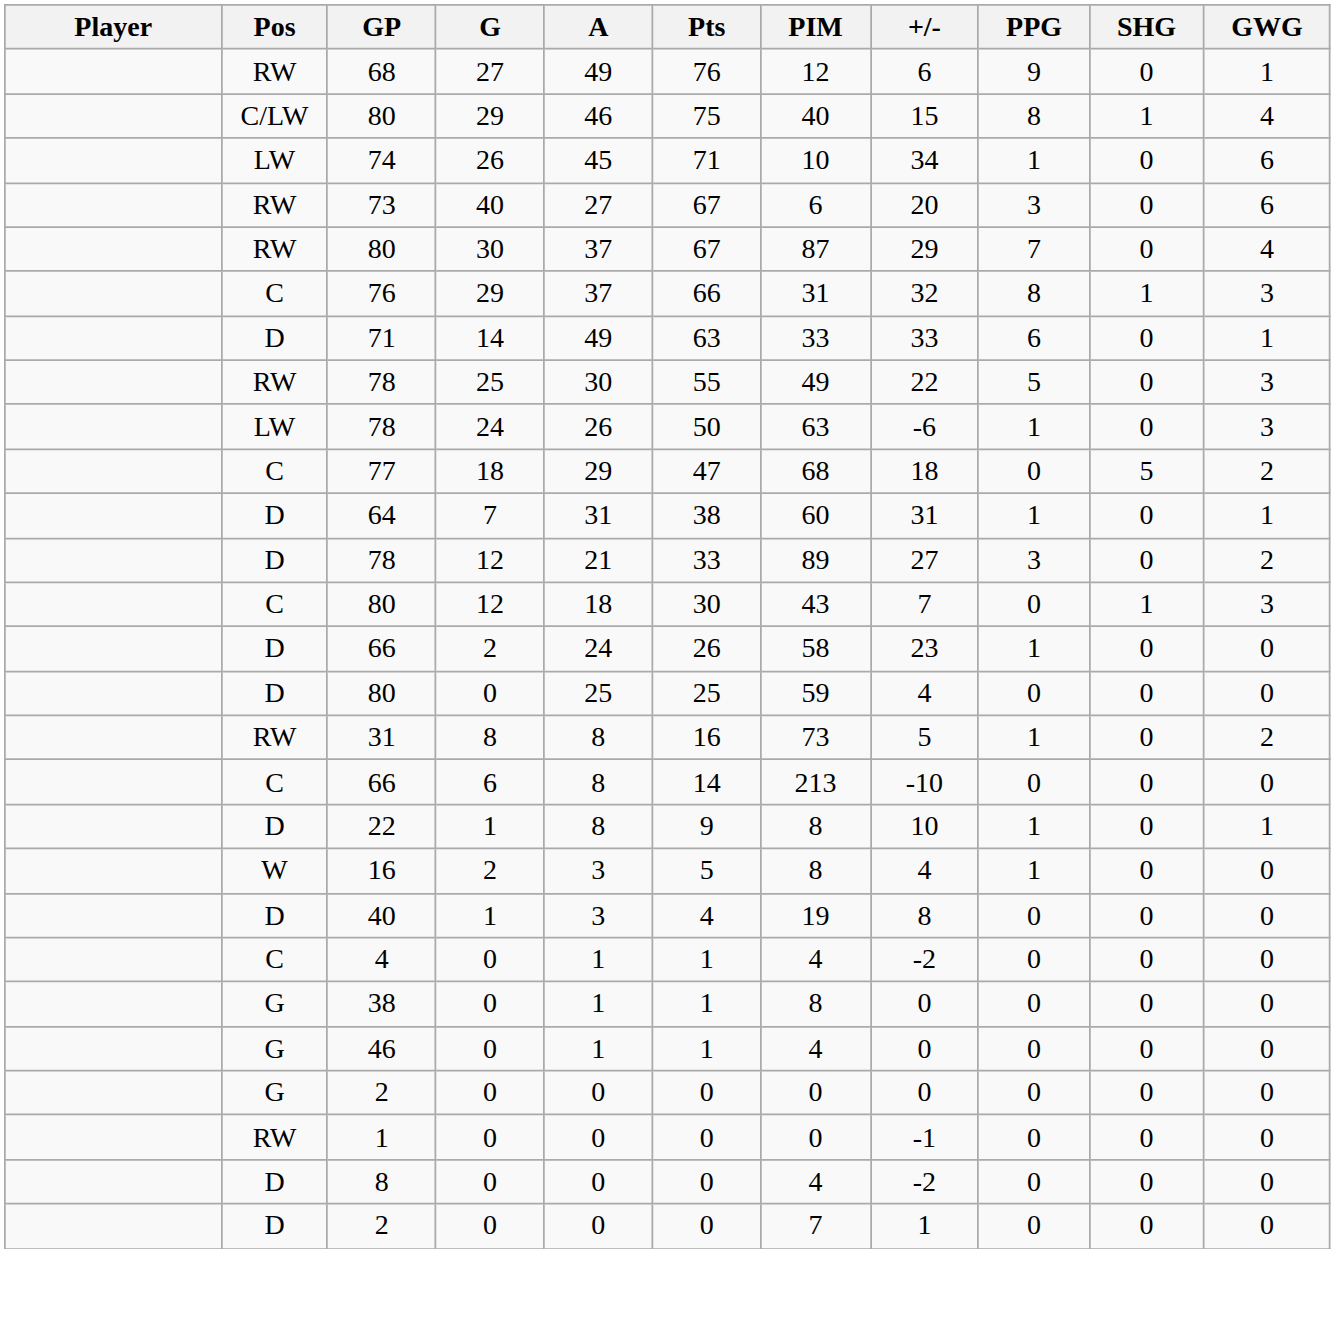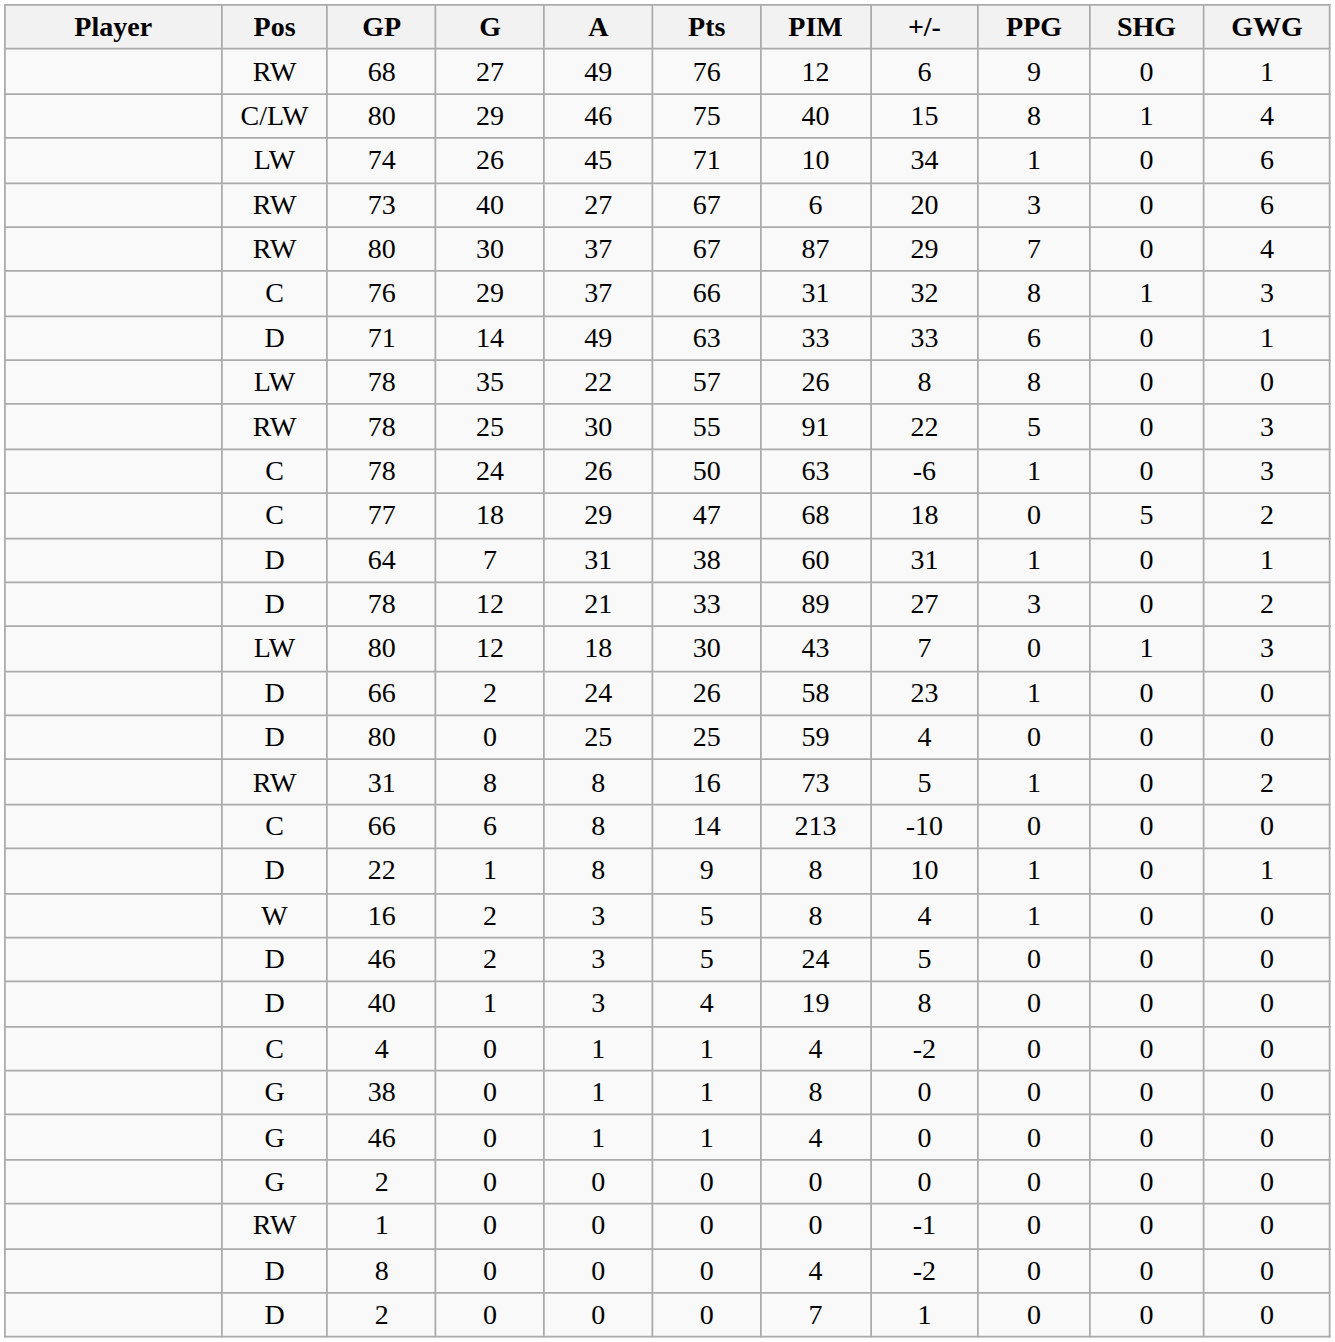+ row: (382, 381)
(816, 381) 49 -> (816, 426) 91
(275, 426) LW -> (275, 470) C
(275, 603) C -> (275, 648) LW
+ row: (382, 959)
